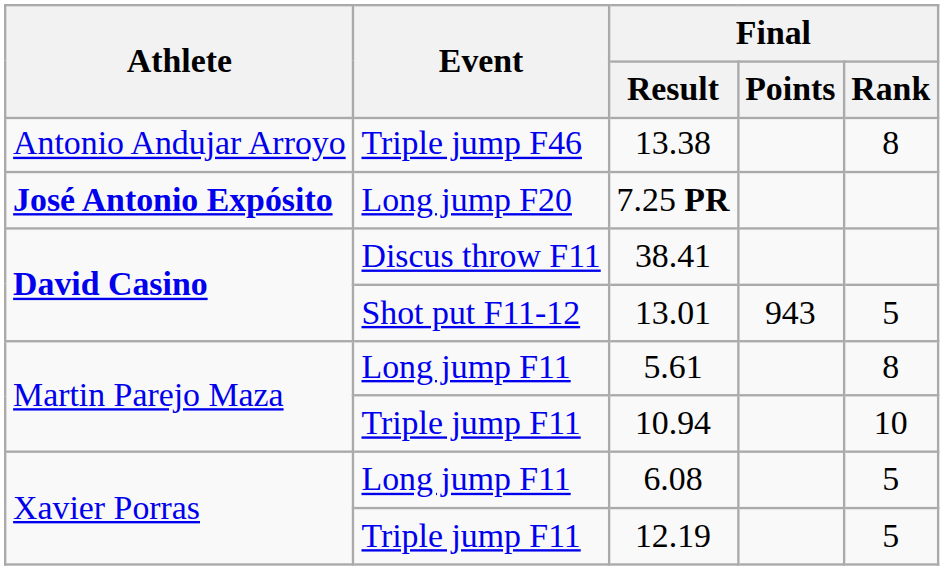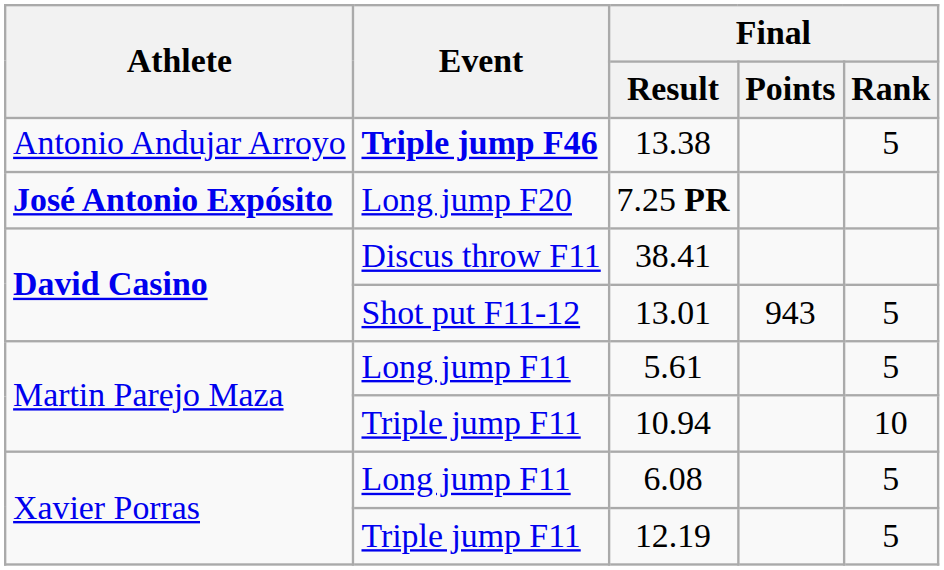(472, 144) normal -> (480, 144) bold
(891, 144) 8 -> (891, 144) 5
(891, 367) 8 -> (891, 367) 5
